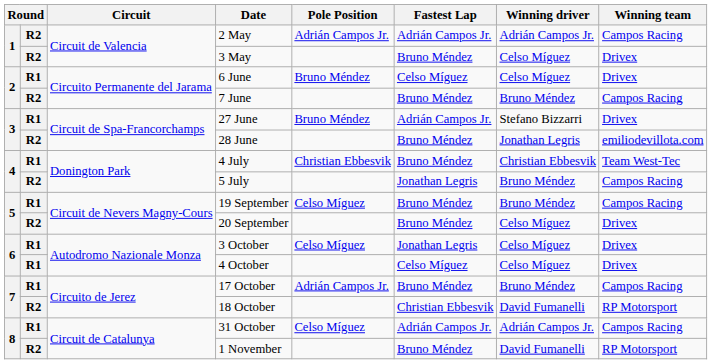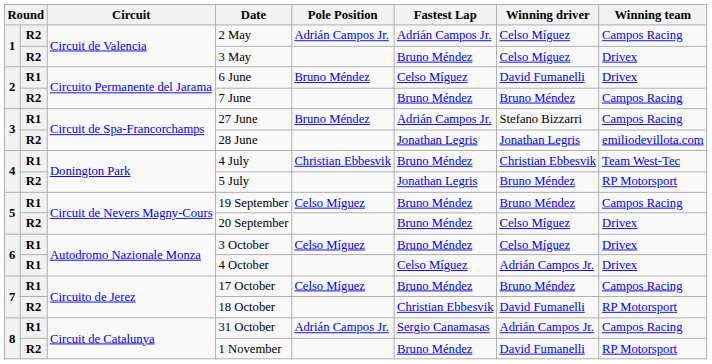(547, 35) Adrián Campos Jr. -> (535, 35) Celso Míguez
(535, 77) Celso Míguez -> (542, 77) David Fumanelli
(620, 118) Drivex -> (642, 118) Campos Racing
(435, 139) Bruno Méndez -> (437, 139) Jonathan Legris
(642, 181) Campos Racing -> (640, 181) RP Motorsport
(437, 244) Jonathan Legris -> (435, 244) Bruno Méndez
(535, 264) Celso Míguez -> (547, 264) Adrián Campos Jr.
(342, 285) Adrián Campos Jr. -> (330, 285) Celso Míguez
(330, 327) Celso Míguez -> (342, 327) Adrián Campos Jr.
(444, 327) Adrián Campos Jr. -> (443, 327) Sergio Canamasas
